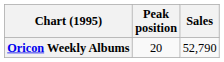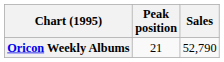(156, 47) 20 -> (156, 47) 21
